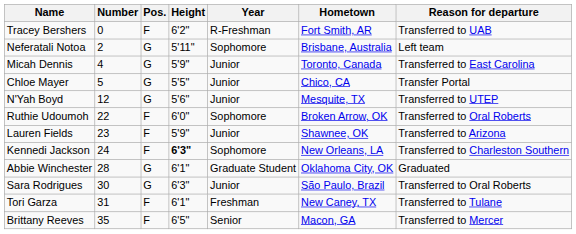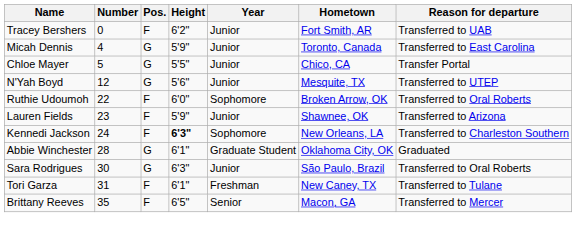(240, 30) R-Freshman -> (225, 30) Junior
- row: (46, 47)
